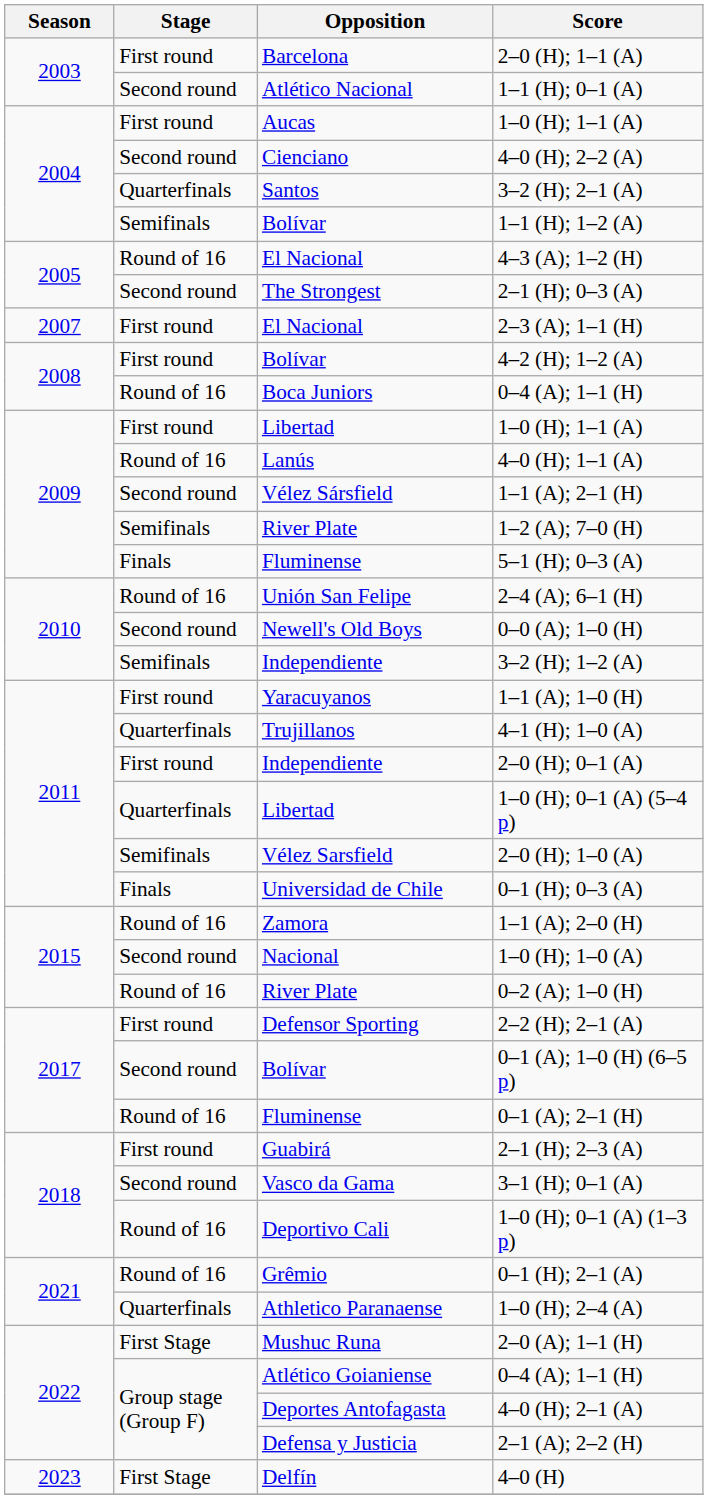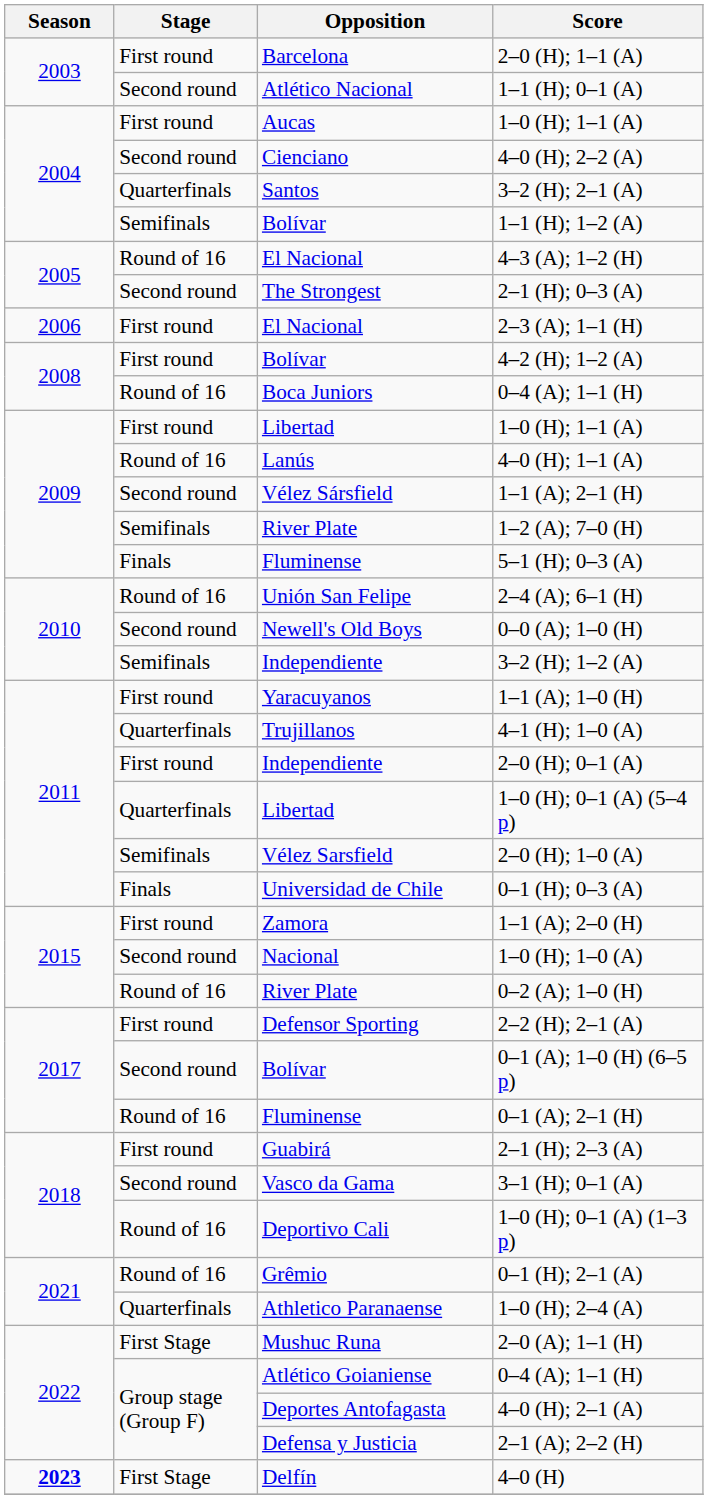(59, 325) 2007 -> (59, 325) 2006
(172, 922) Round of 16 -> (166, 922) First round
(59, 1476) normal -> (59, 1476) bold
